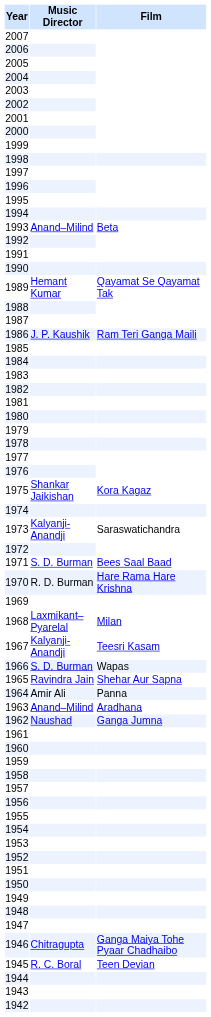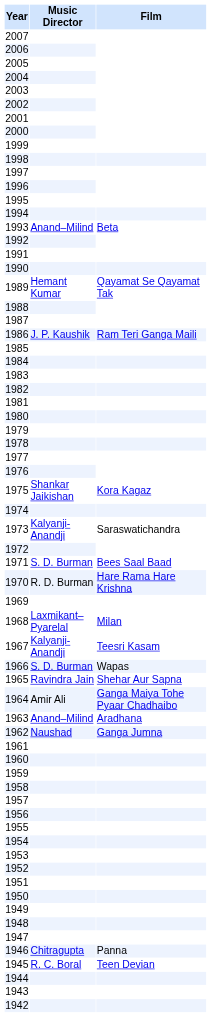(112, 693) Panna -> (140, 699) Ganga Maiya Tohe Pyaar Chadhaibo
(140, 945) Ganga Maiya Tohe Pyaar Chadhaibo -> (112, 951) Panna
